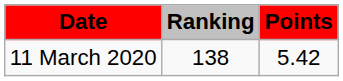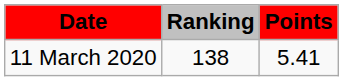(299, 57) 5.42 -> (299, 57) 5.41
